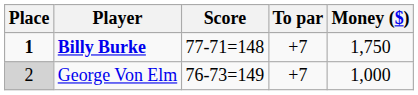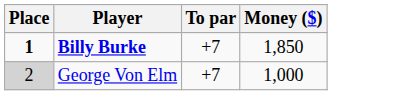- column: (225, 18)
(370, 47) 1,750 -> (283, 47) 1,850
